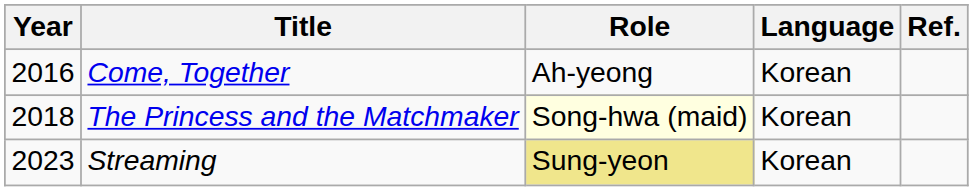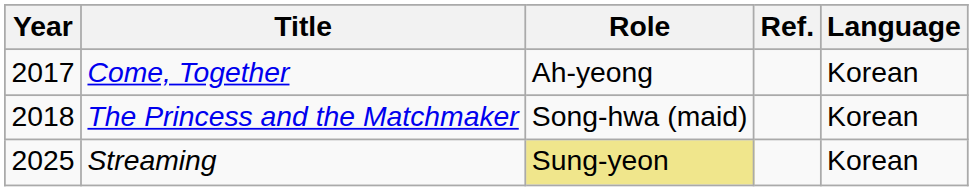columns swapped: (827, 26) <-> (934, 26)
(43, 71) 2016 -> (43, 71) 2017
(640, 116) lightyellow background -> (640, 116) no background
(43, 161) 2023 -> (43, 161) 2025
